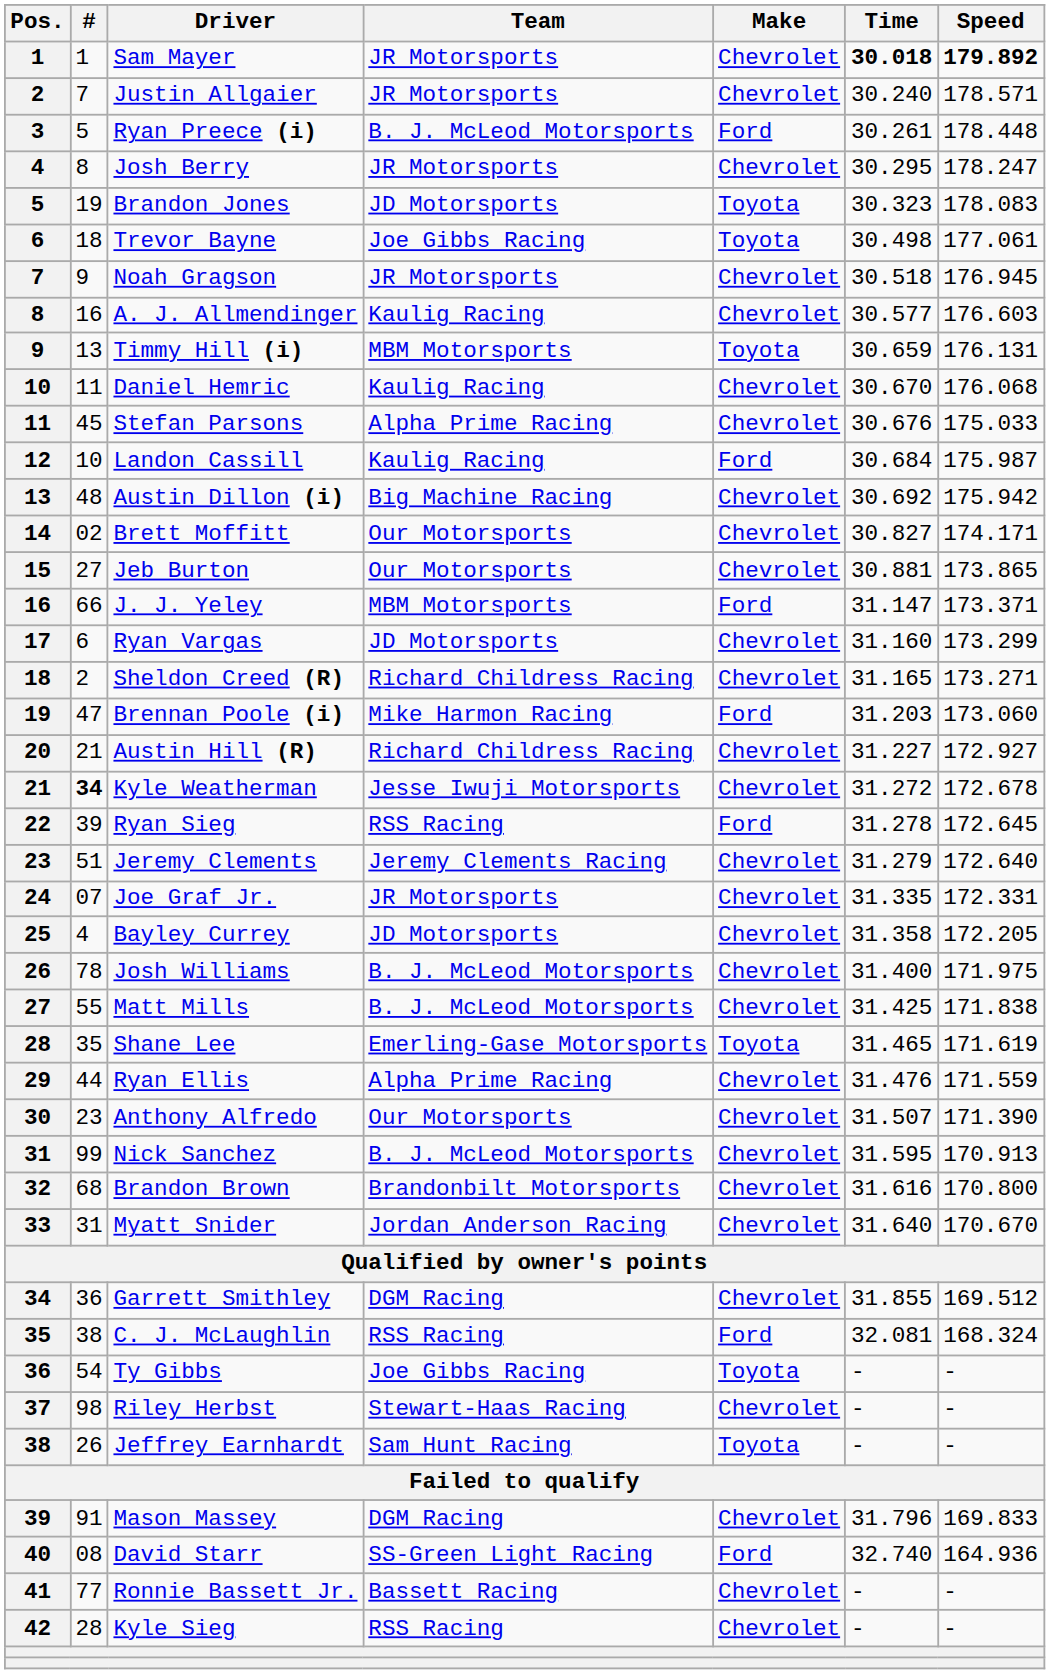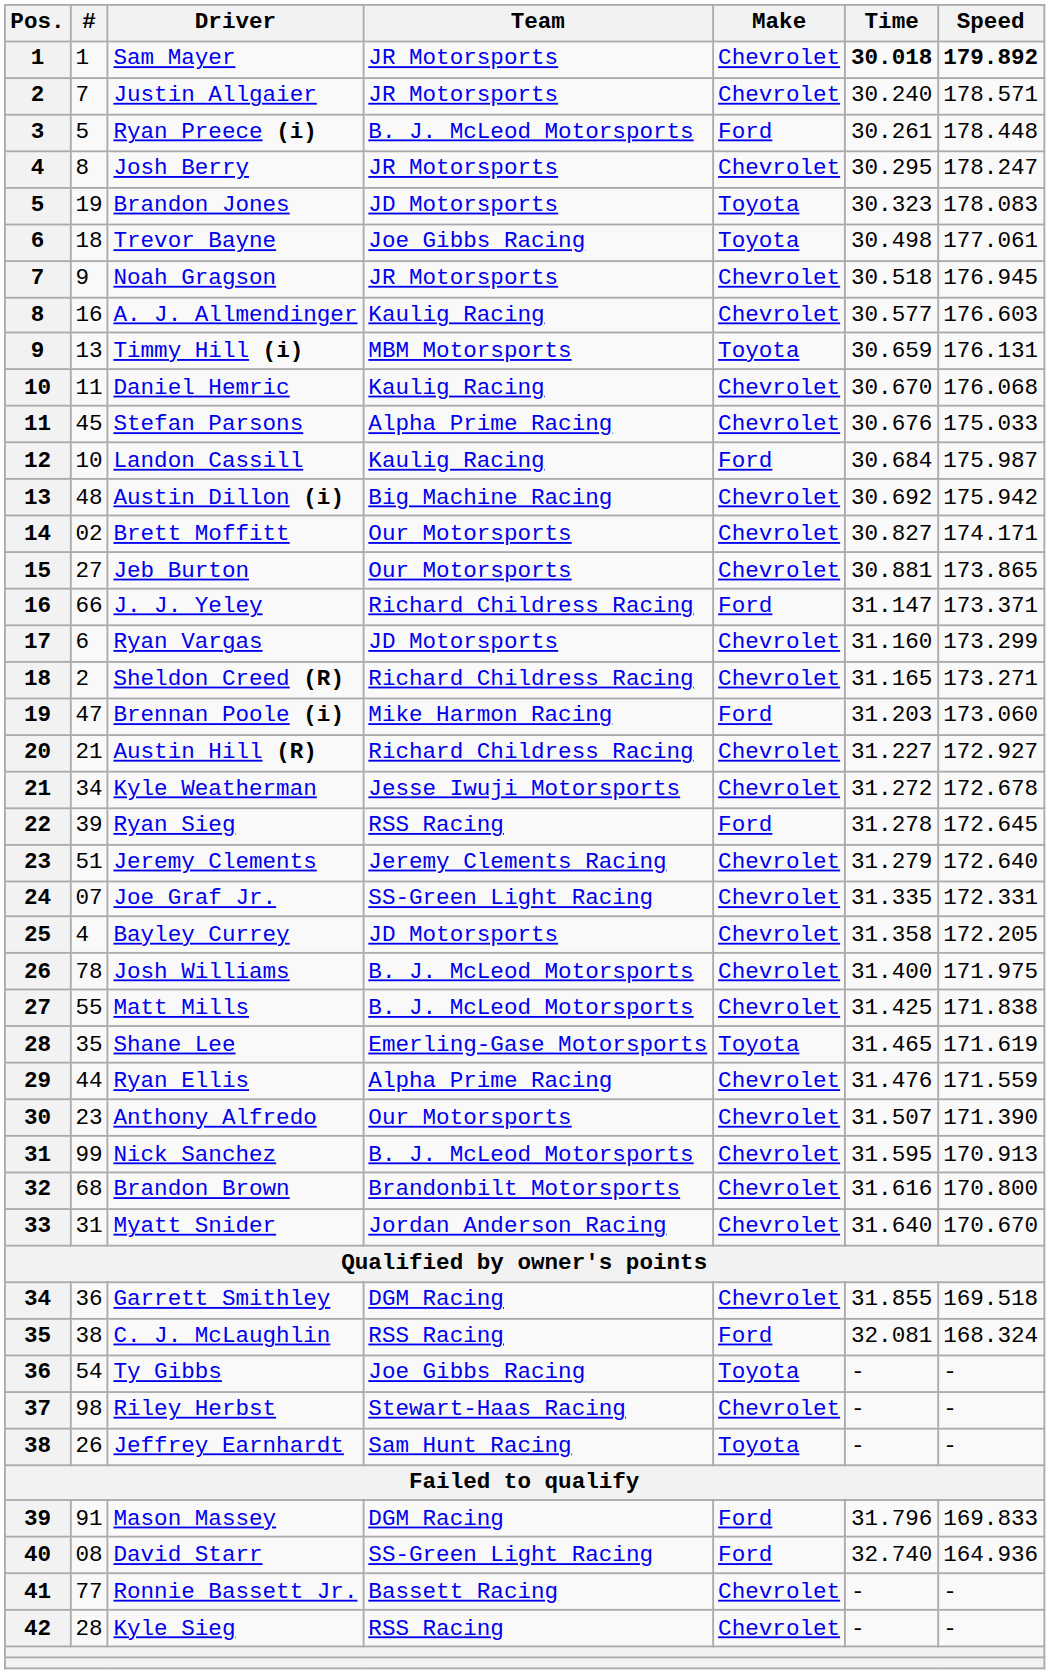(470, 607) MBM Motorsports -> (531, 607) Richard Childress Racing
(89, 790) bold -> (89, 790) normal
(463, 899) JR Motorsports -> (511, 899) SS-Green Light Racing
(991, 1300) 169.512 -> (991, 1300) 169.518
(779, 1519) Chevrolet -> (745, 1519) Ford
